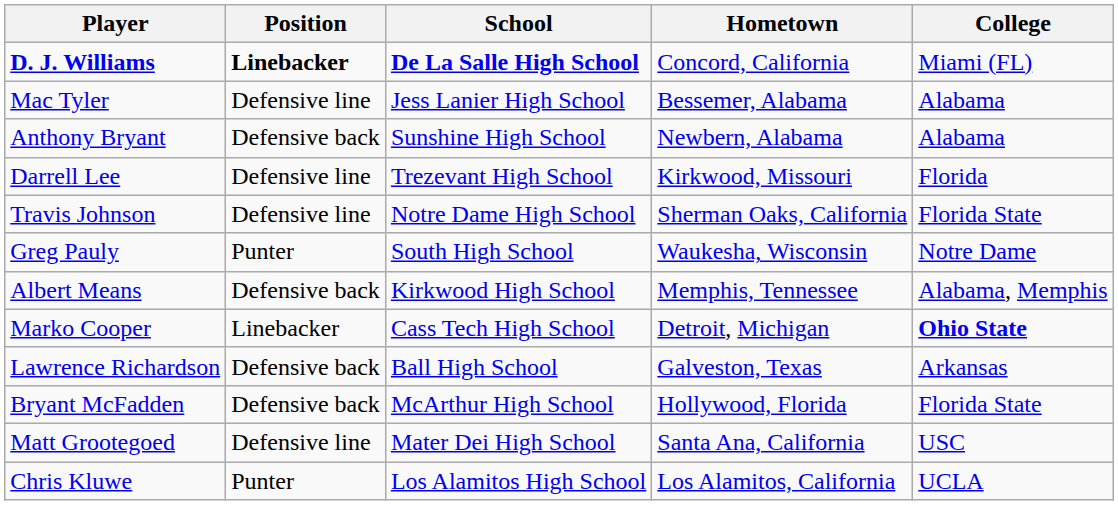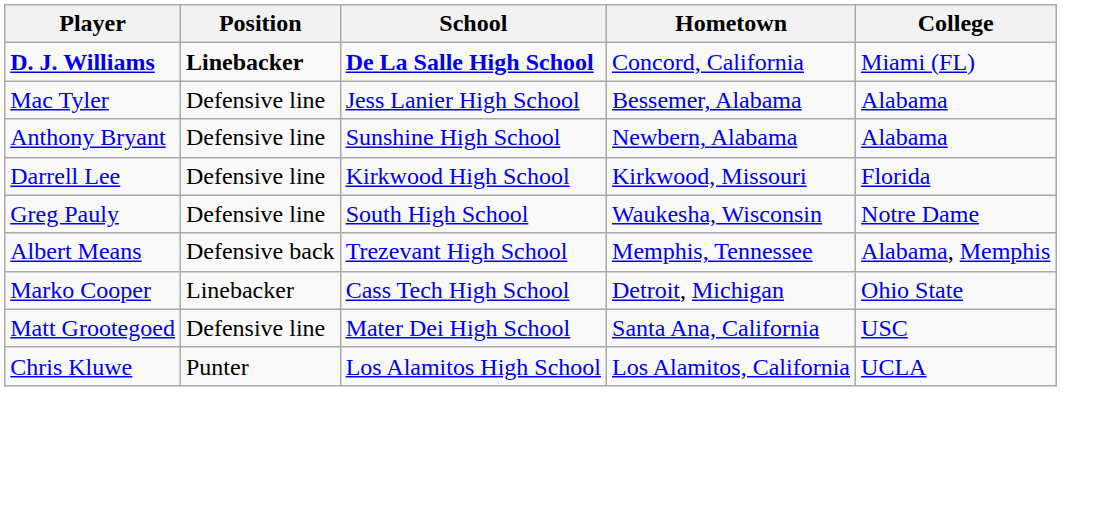(306, 137) Defensive back -> (256, 137) Defensive line
(502, 175) Trezevant High School -> (458, 175) Kirkwood High School
- row: (83, 213)
(263, 251) Punter -> (256, 213) Defensive line
(503, 289) Kirkwood High School -> (457, 251) Trezevant High School
(973, 328) bold -> (912, 289) normal
- row: (115, 366)
- row: (97, 404)
